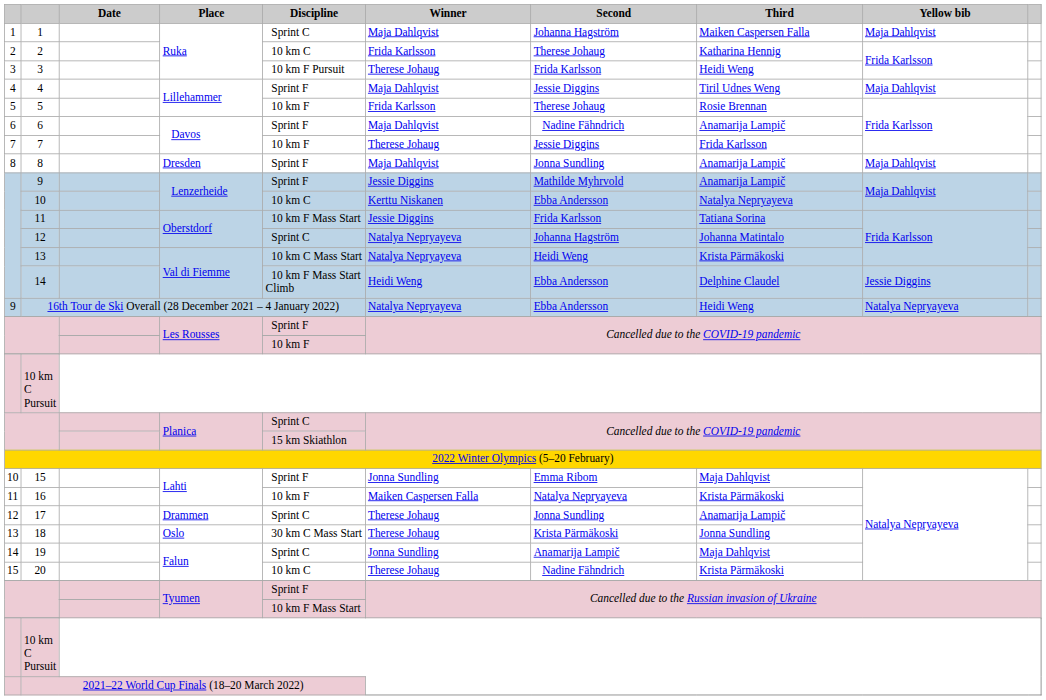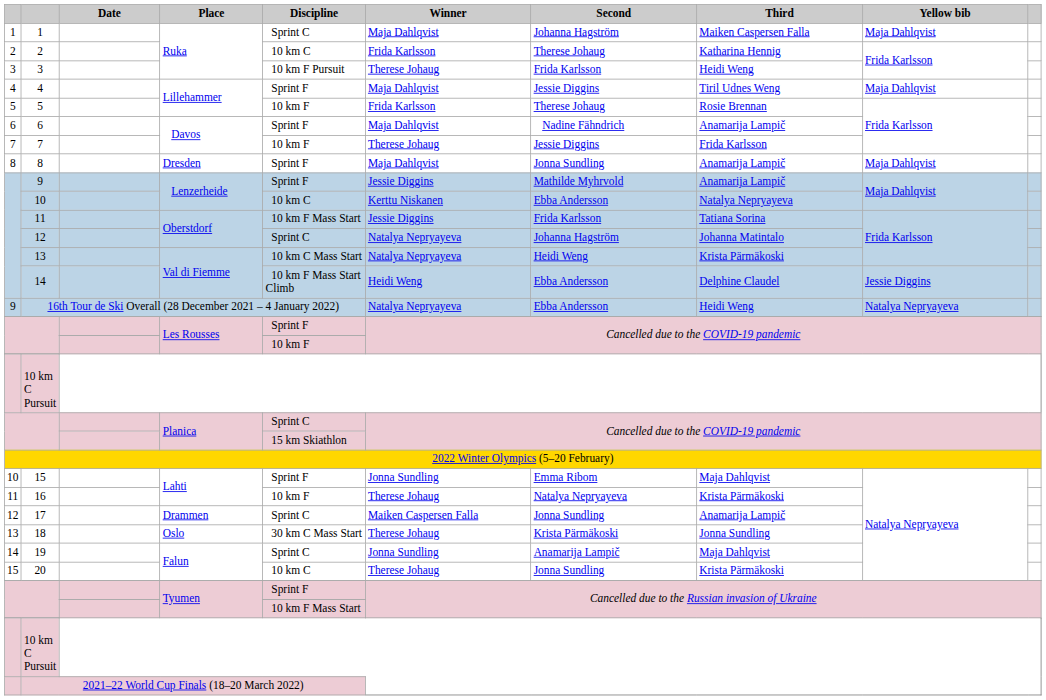(423, 496) Maiken Caspersen Falla -> (404, 496) Therese Johaug
(404, 514) Therese Johaug -> (423, 514) Maiken Caspersen Falla
(579, 570) Nadine Fähndrich -> (569, 570) Jonna Sundling
